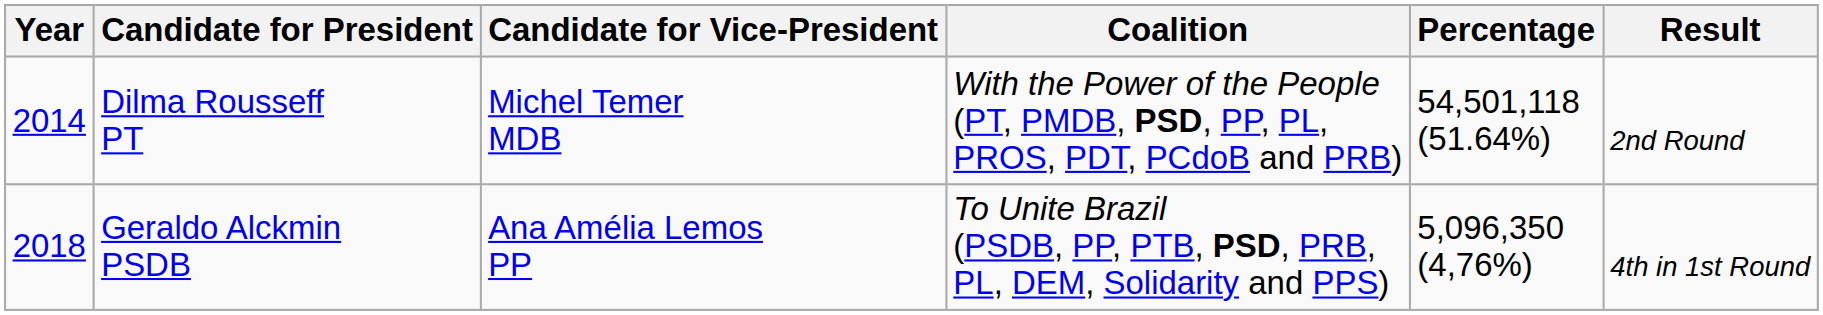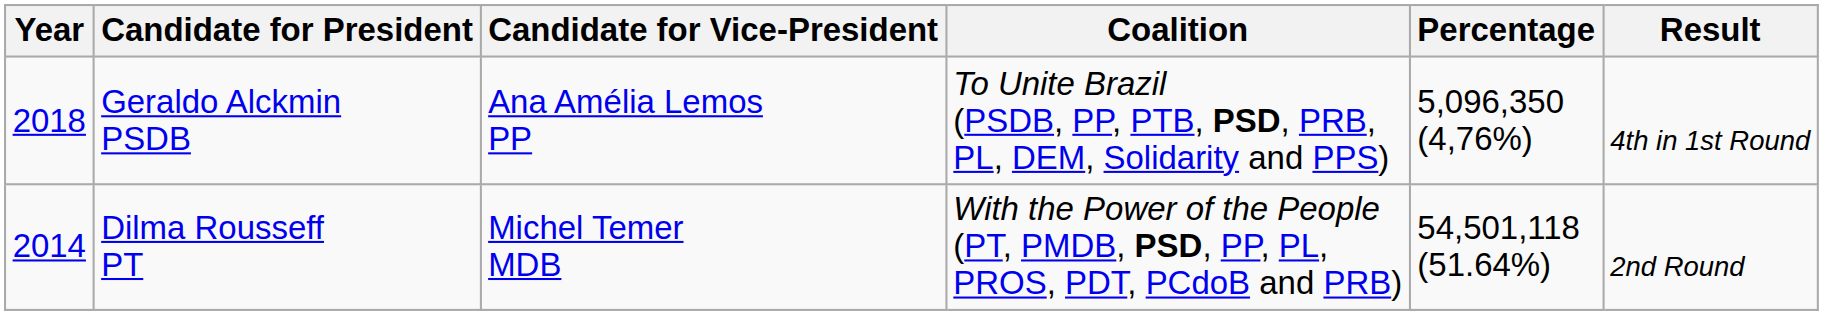rows swapped: (213, 119) <-> (221, 246)
